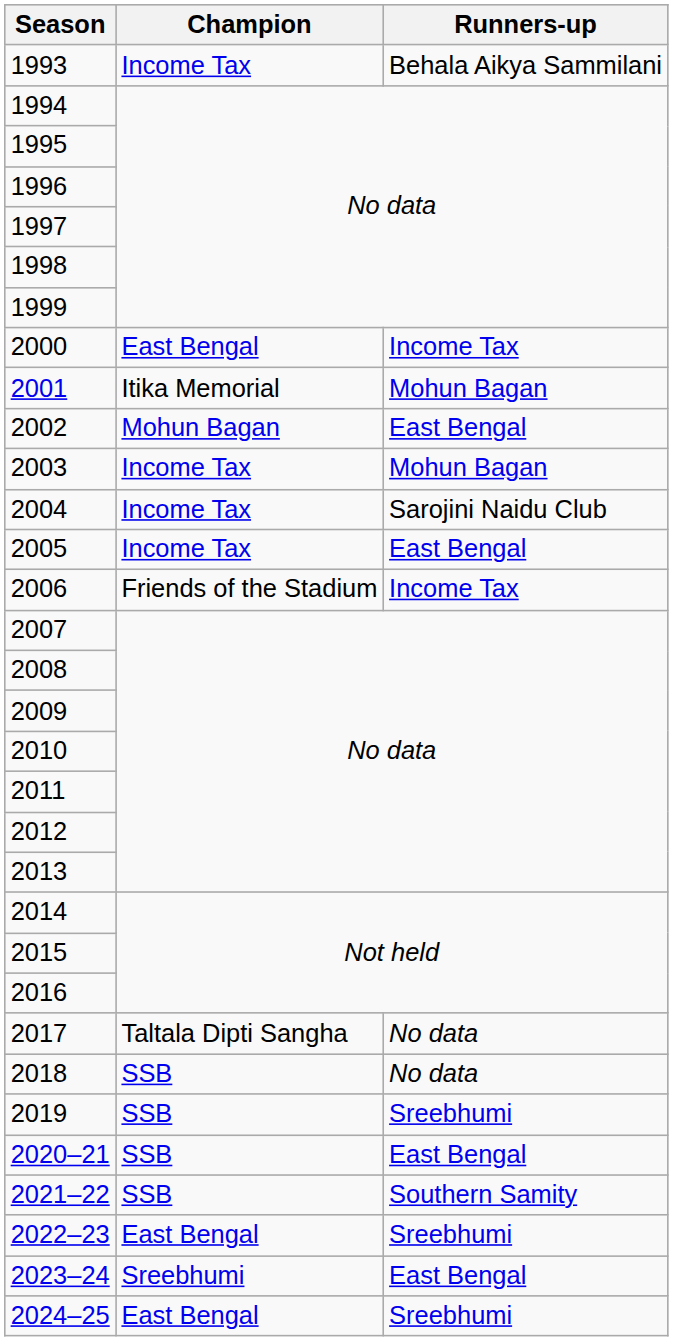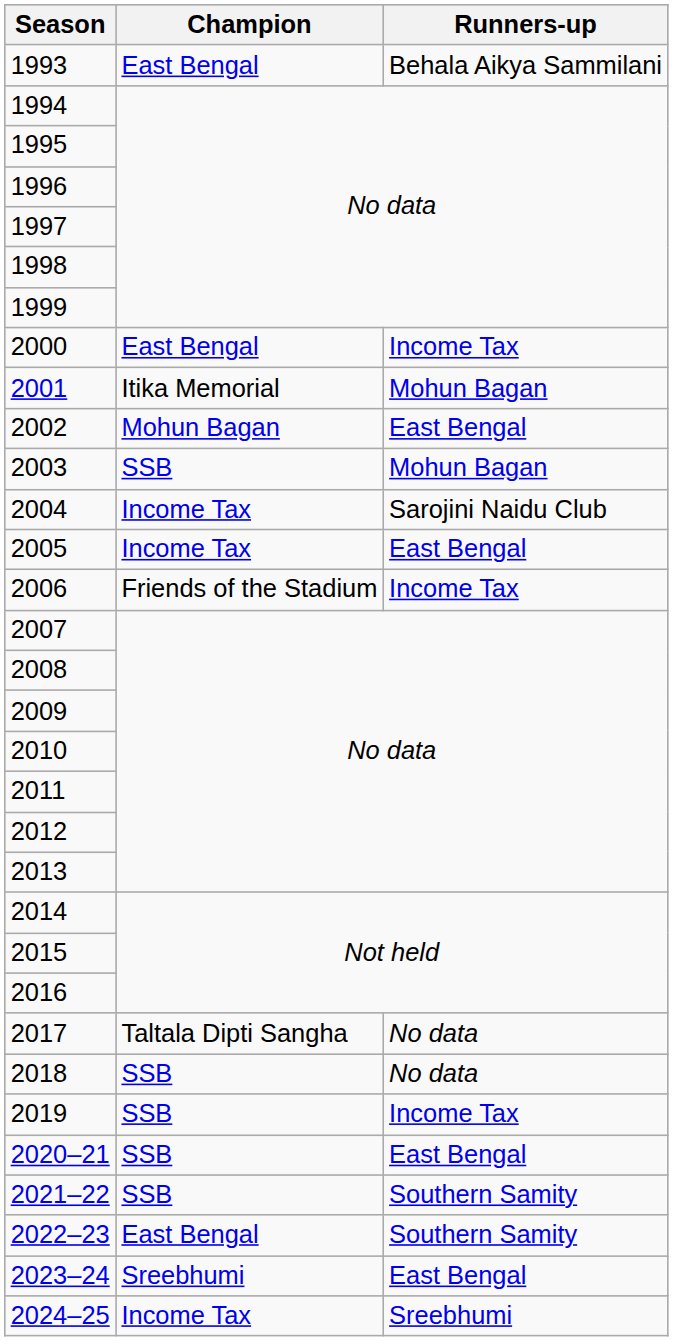(186, 65) Income Tax -> (190, 65) East Bengal
(186, 468) Income Tax -> (147, 468) SSB
(451, 1114) Sreebhumi -> (454, 1114) Income Tax
(451, 1235) Sreebhumi -> (483, 1235) Southern Samity
(190, 1315) East Bengal -> (186, 1315) Income Tax
